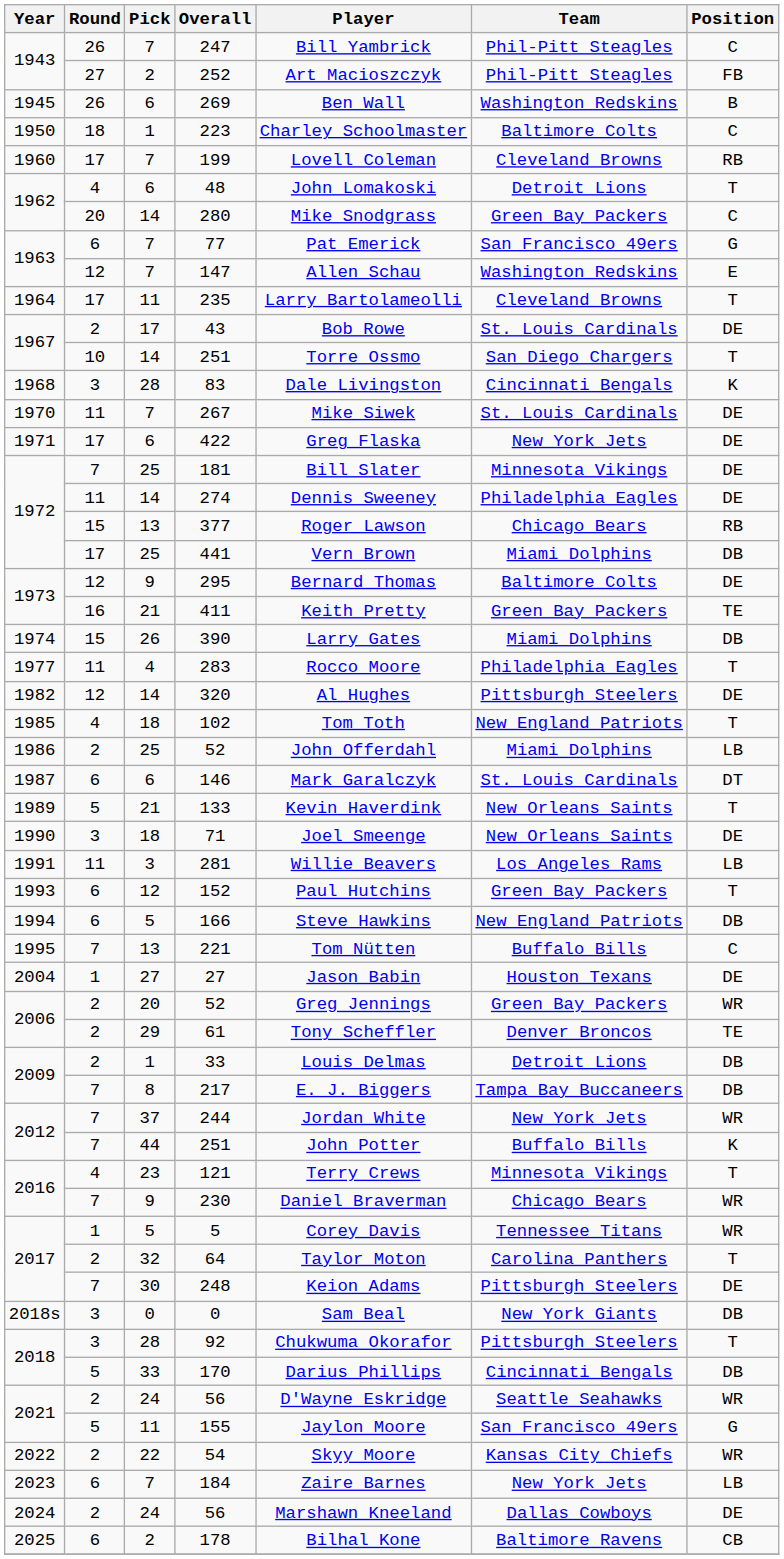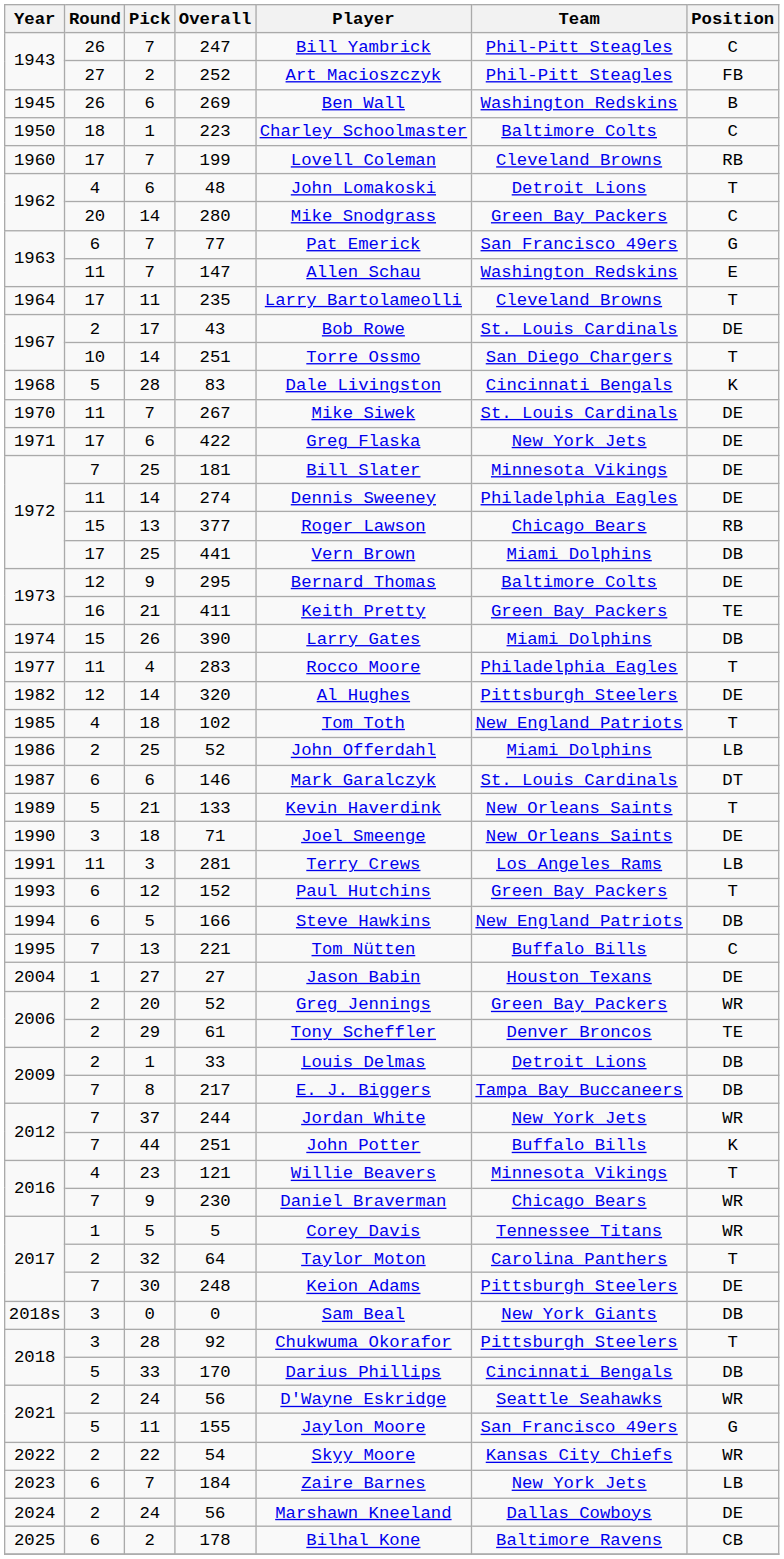(95, 272) 12 -> (95, 272) 11
(95, 385) 3 -> (95, 385) 5
(363, 864) Willie Beavers -> (363, 864) Terry Crews
(363, 1174) Terry Crews -> (363, 1174) Willie Beavers
